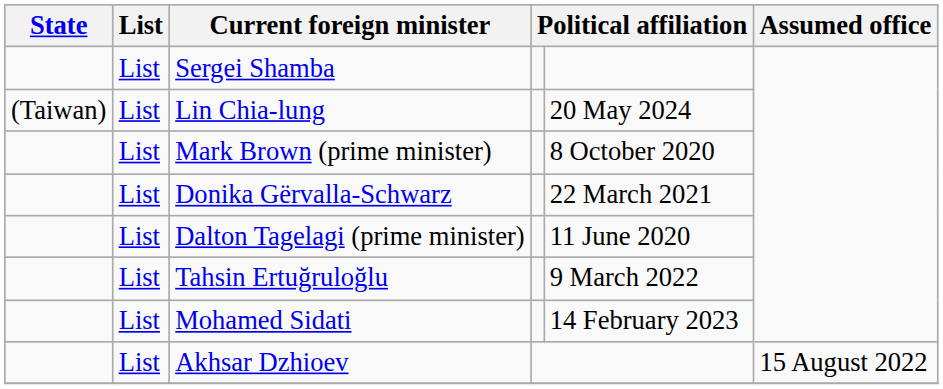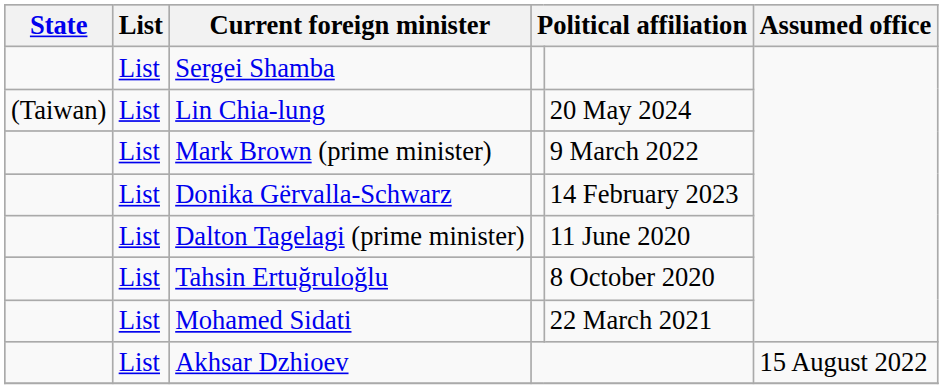(632, 151) 8 October 2020 -> (624, 151) 9 March 2022
(631, 194) 22 March 2021 -> (644, 194) 14 February 2023
(624, 278) 9 March 2022 -> (632, 278) 8 October 2020
(644, 320) 14 February 2023 -> (631, 320) 22 March 2021
